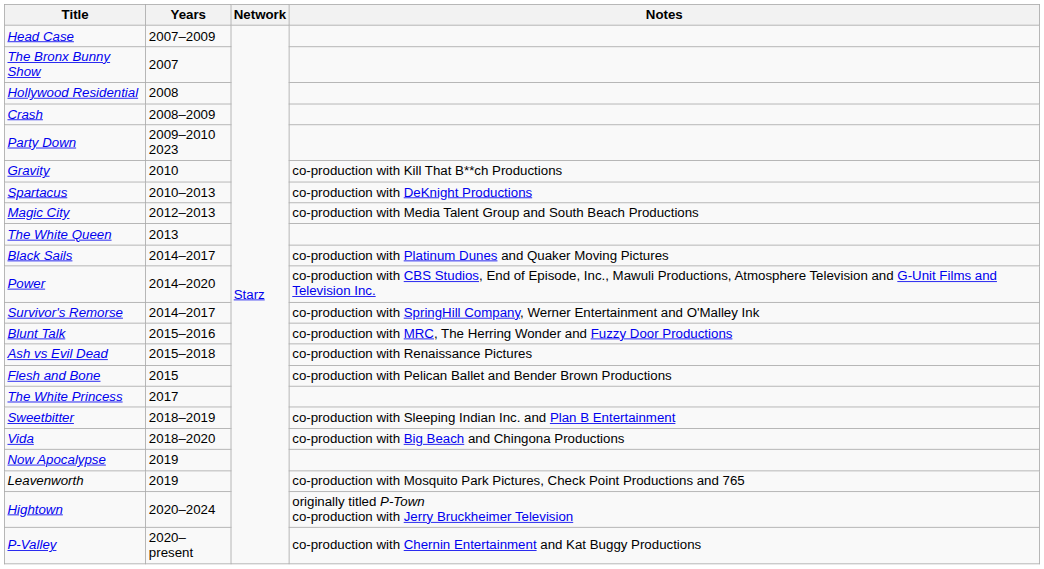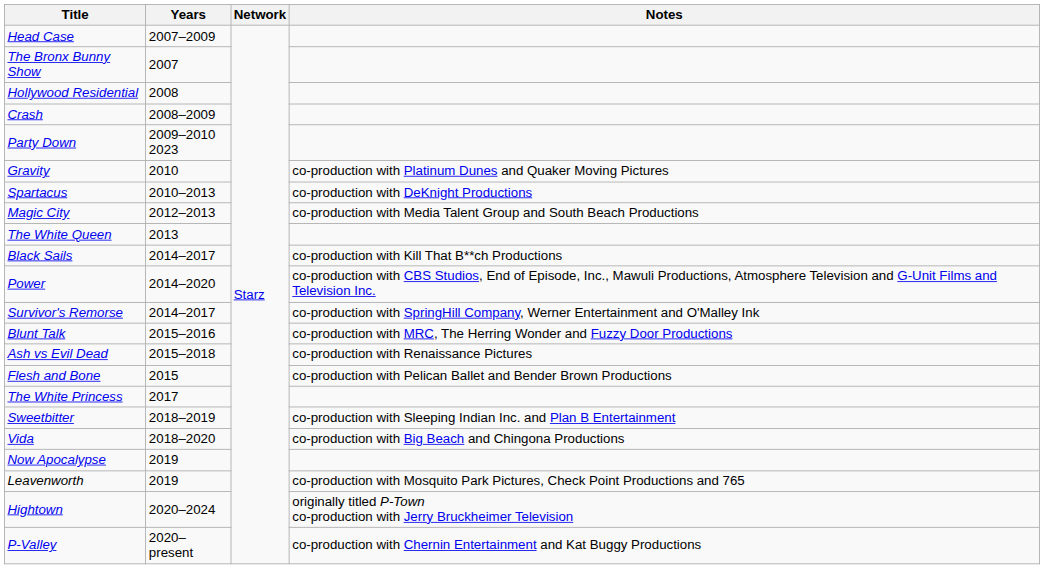(427, 171) co-production with Kill That B**ch Productions -> (480, 171) co-production with Platinum Dunes and Quaker Moving Pictures
(480, 255) co-production with Platinum Dunes and Quaker Moving Pictures -> (427, 255) co-production with Kill That B**ch Productions
